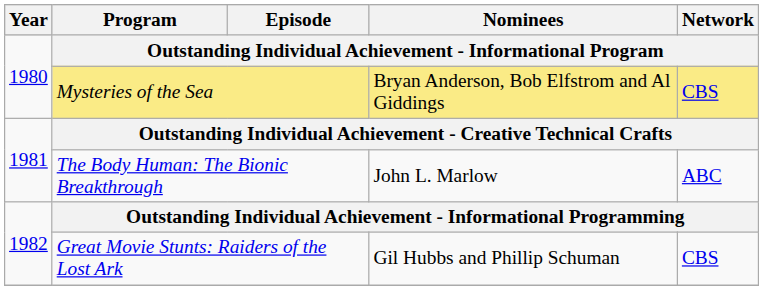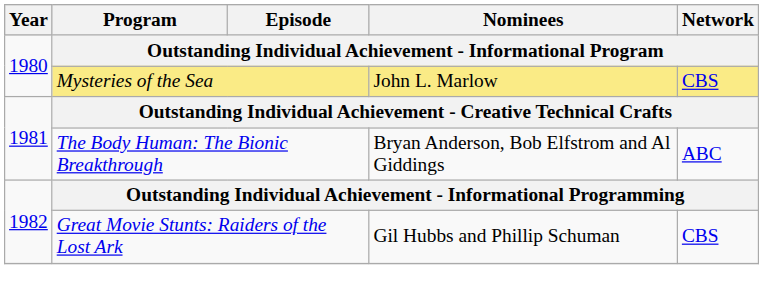(522, 92) Bryan Anderson, Bob Elfstrom and Al Giddings -> (436, 81) John L. Marlow
(436, 175) John L. Marlow -> (522, 153) Bryan Anderson, Bob Elfstrom and Al Giddings
